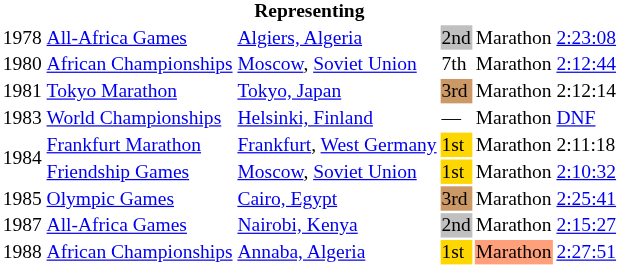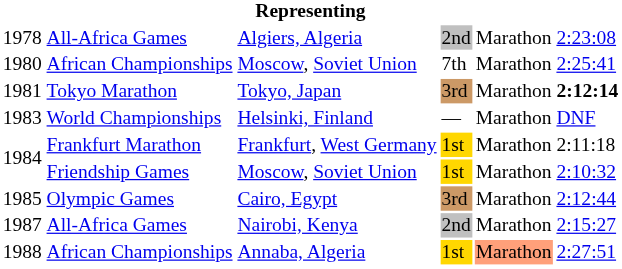(586, 64) 2:12:44 -> (586, 64) 2:25:41
(586, 91) normal -> (587, 91) bold
(586, 198) 2:25:41 -> (586, 198) 2:12:44
